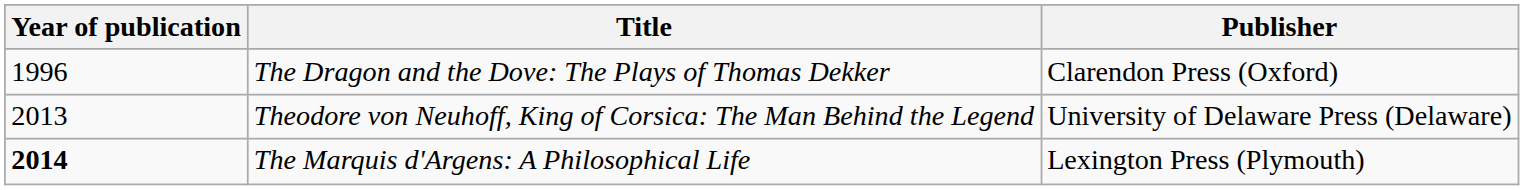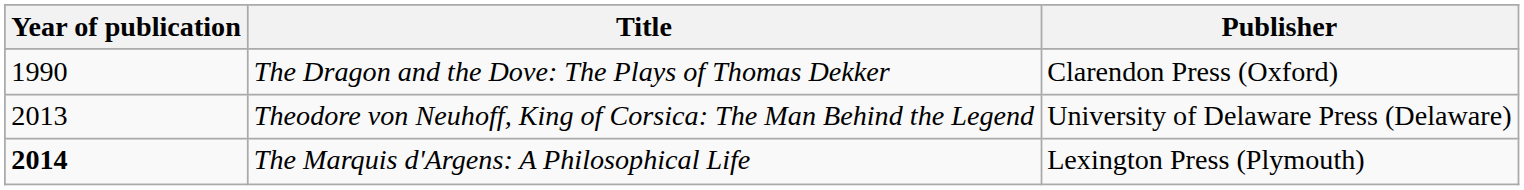(40, 71) 1996 -> (40, 71) 1990
